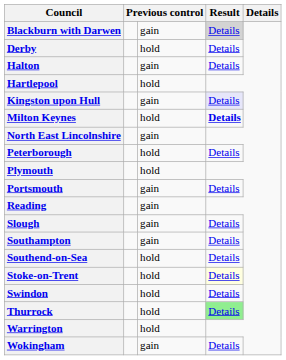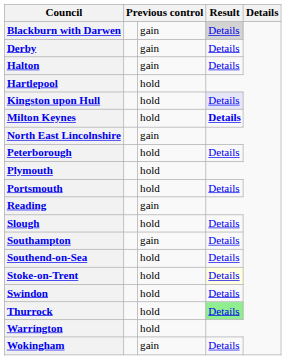(150, 48) hold -> (150, 48) gain
(150, 100) gain -> (150, 100) hold
(150, 188) gain -> (150, 188) hold
(150, 223) gain -> (150, 223) hold
